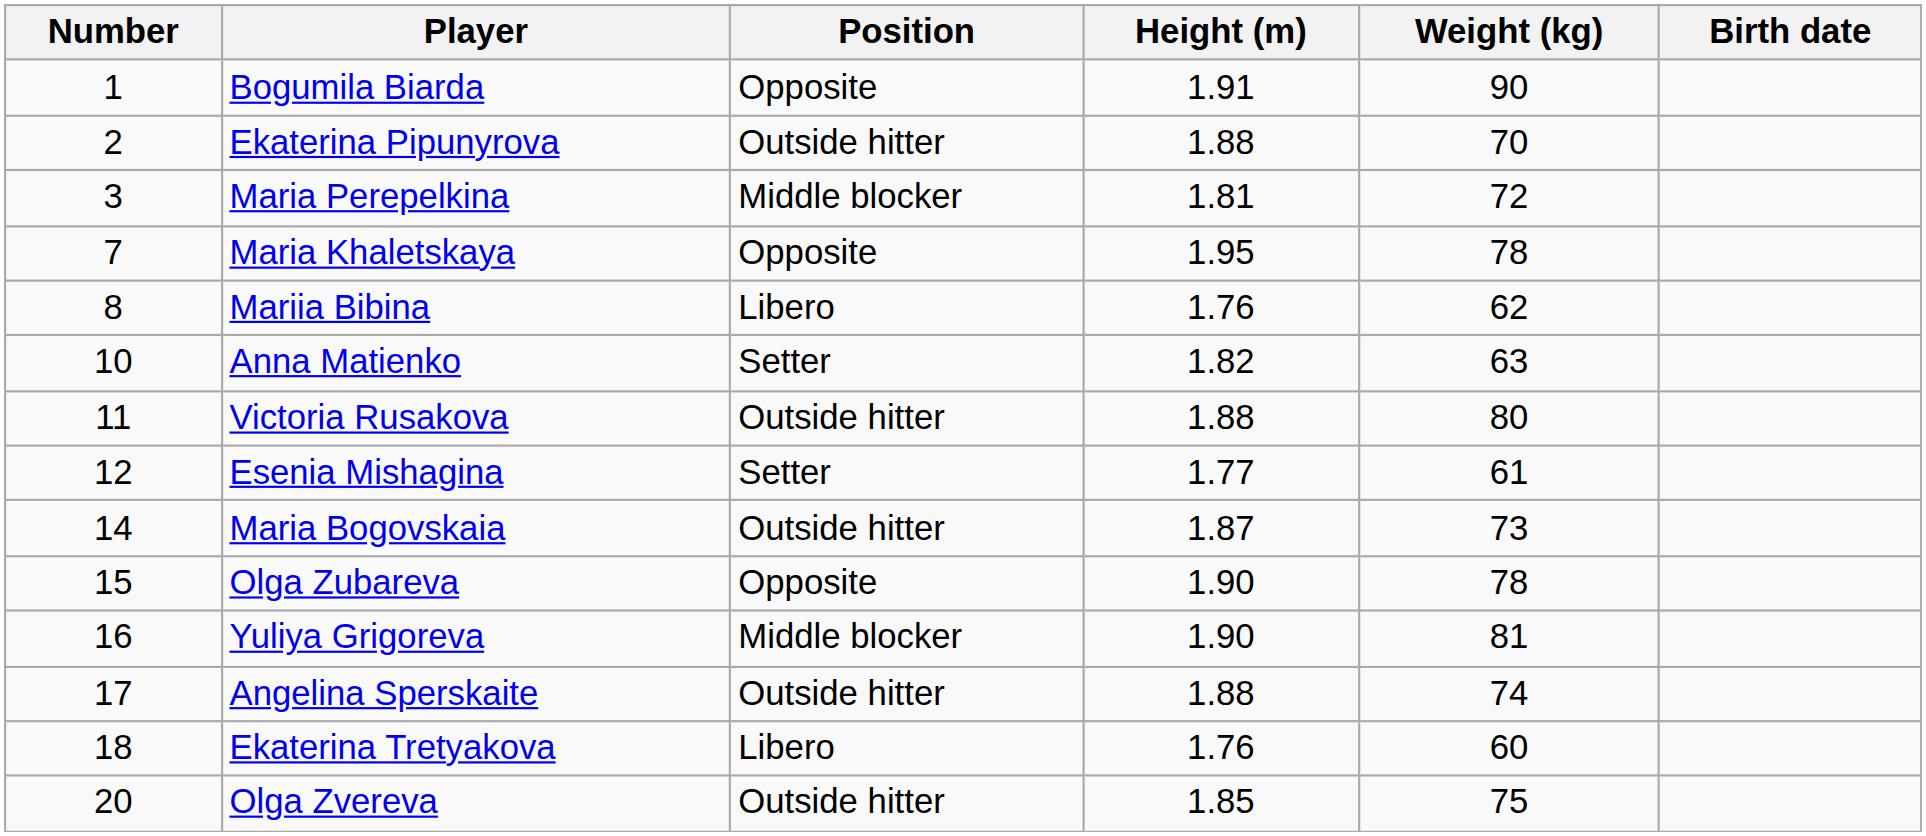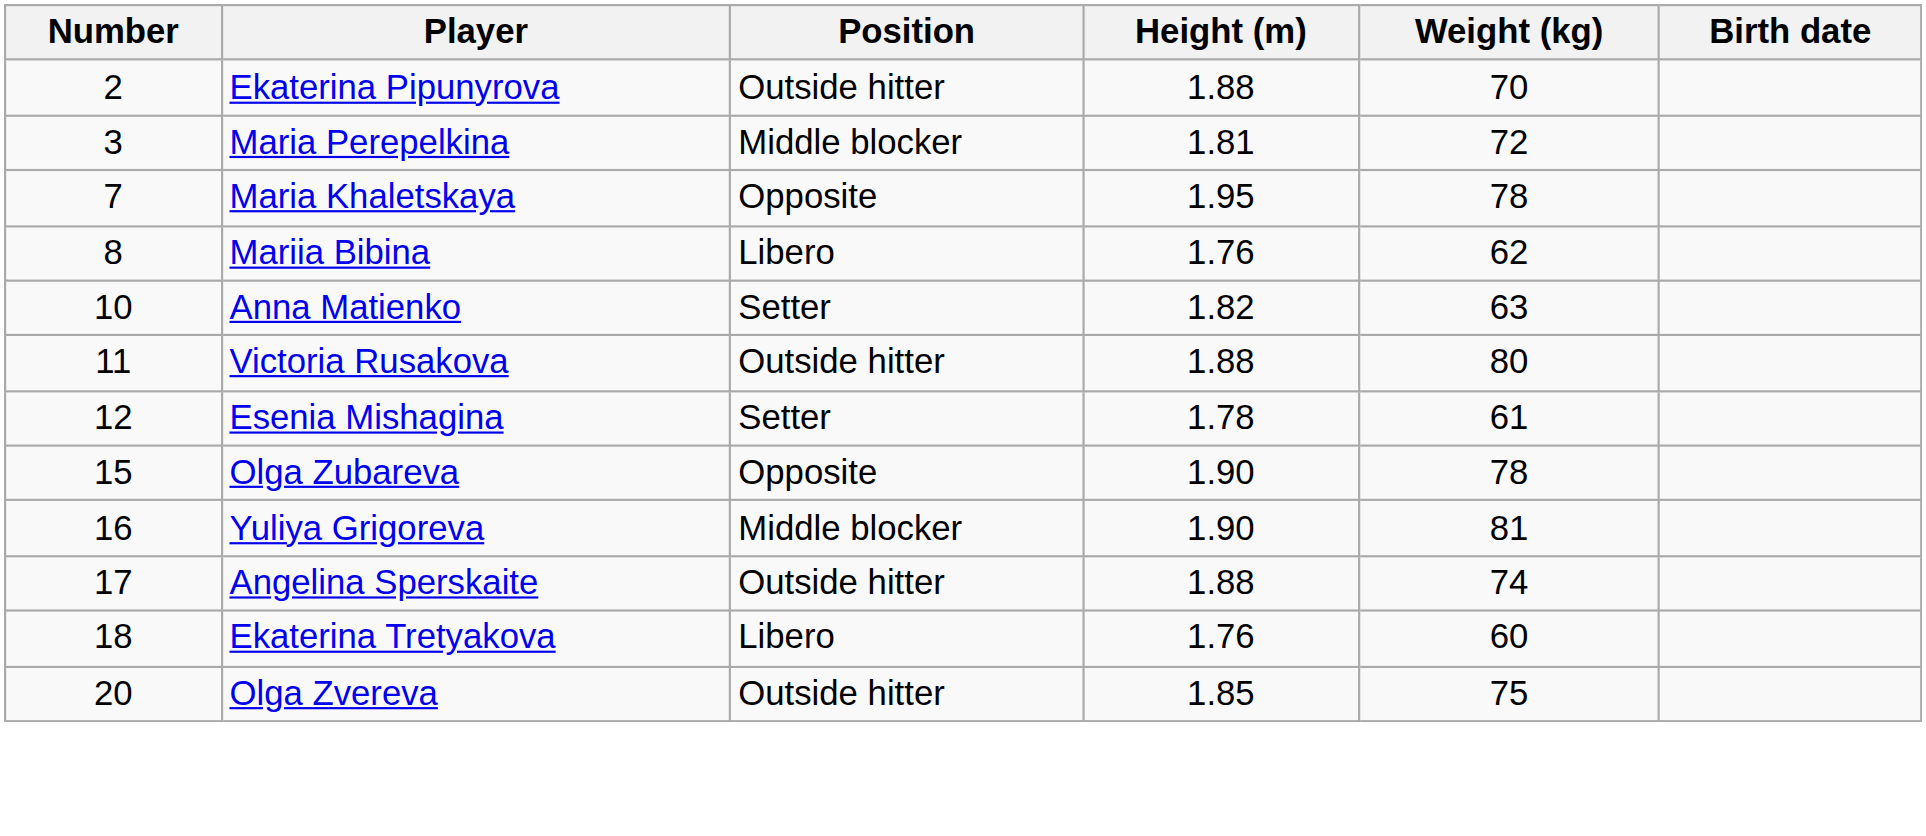- row: (357, 87)
(1221, 472) 1.77 -> (1221, 417) 1.78
- row: (367, 527)
